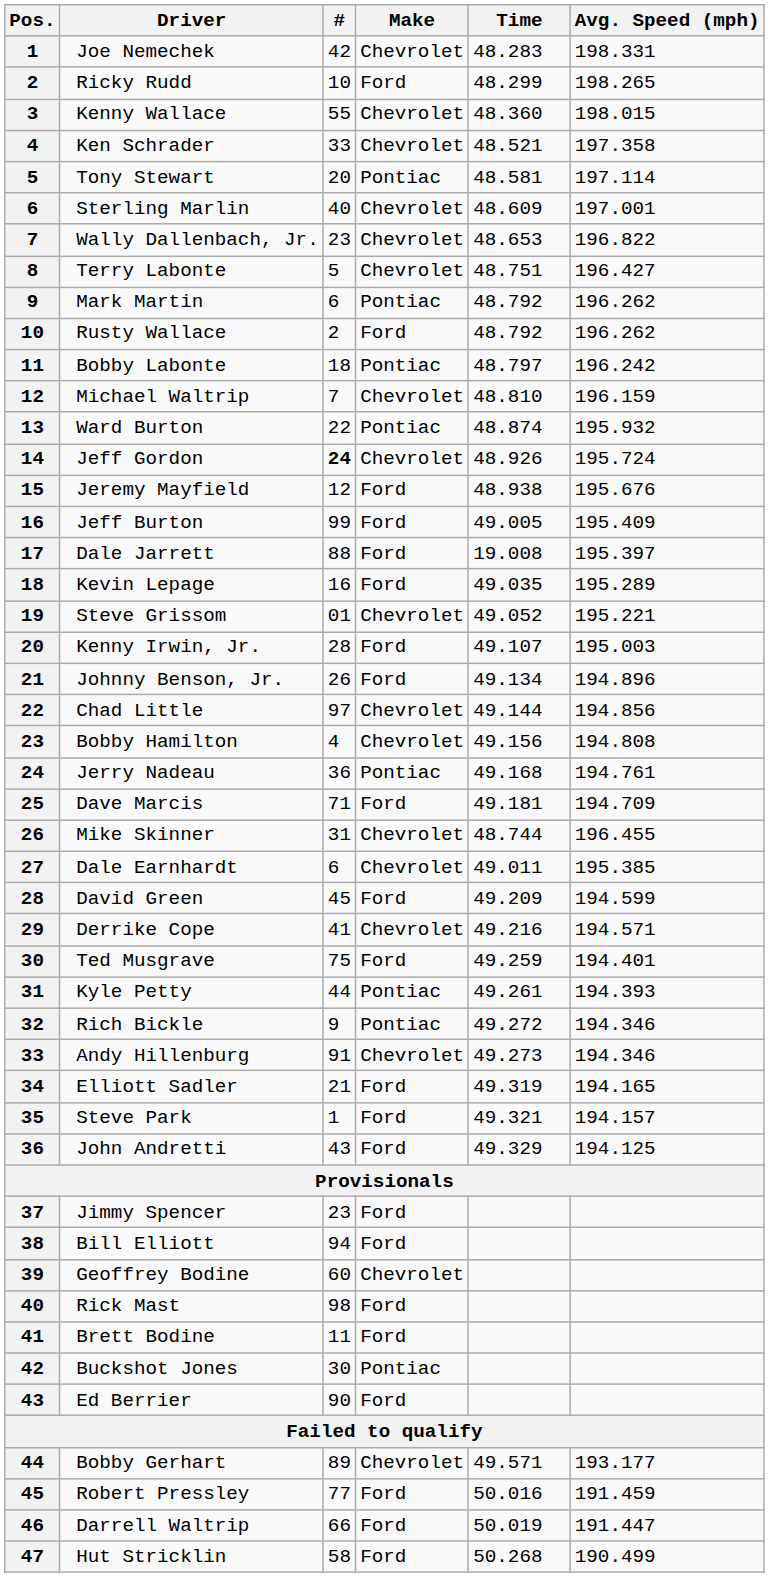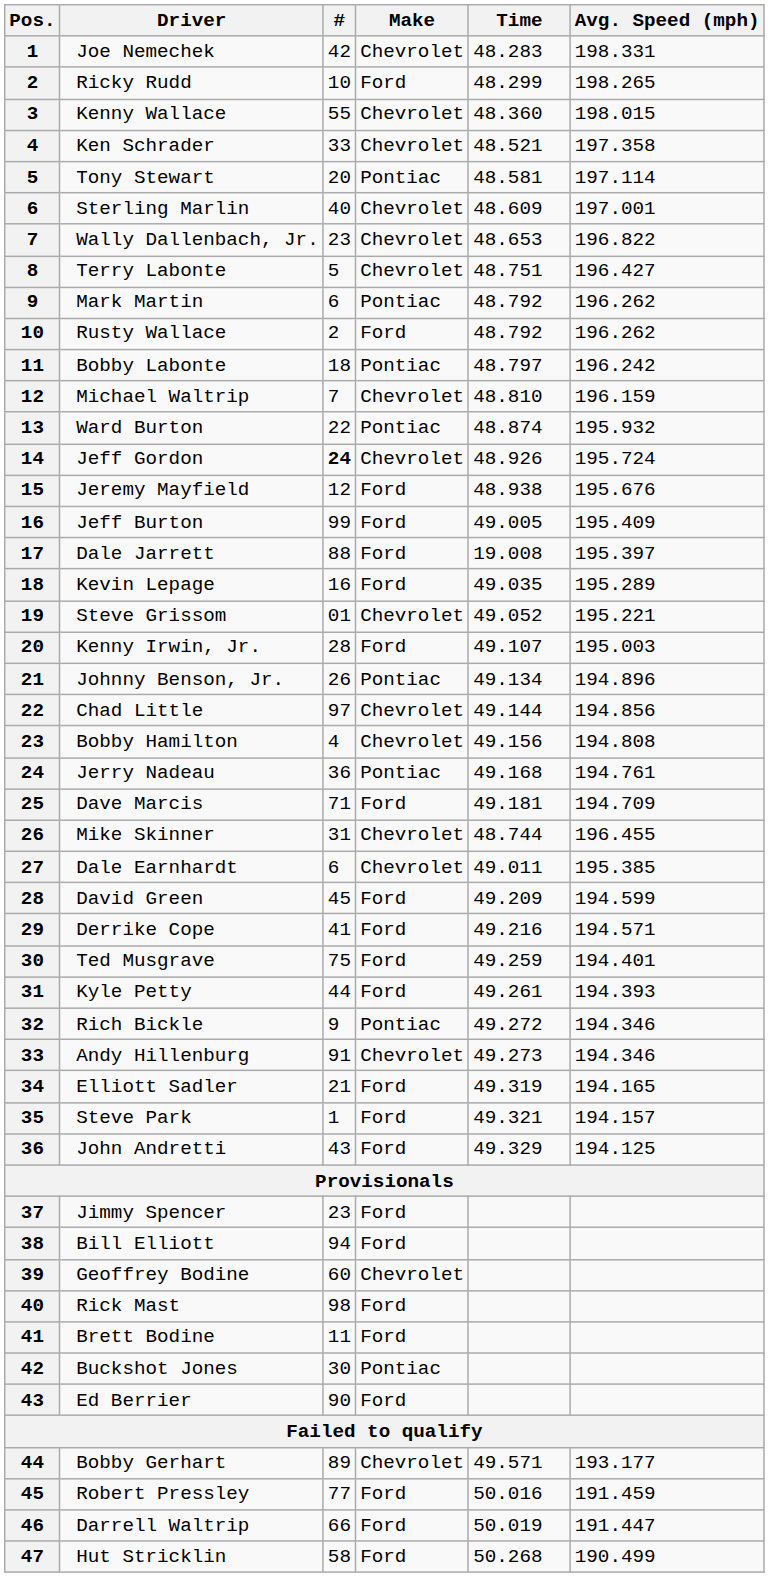(383, 679) Ford -> (401, 679) Pontiac
(412, 930) Chevrolet -> (383, 930) Ford
(401, 993) Pontiac -> (383, 993) Ford
